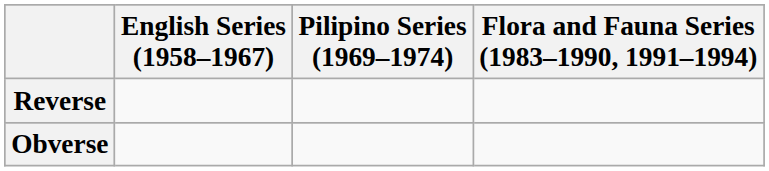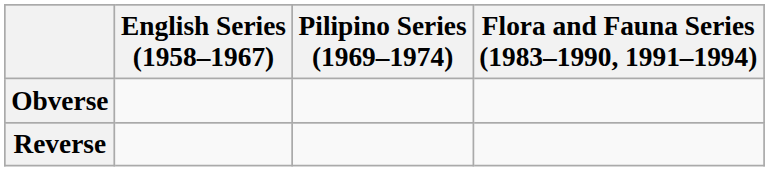rows swapped: (60, 143) <-> (60, 100)
